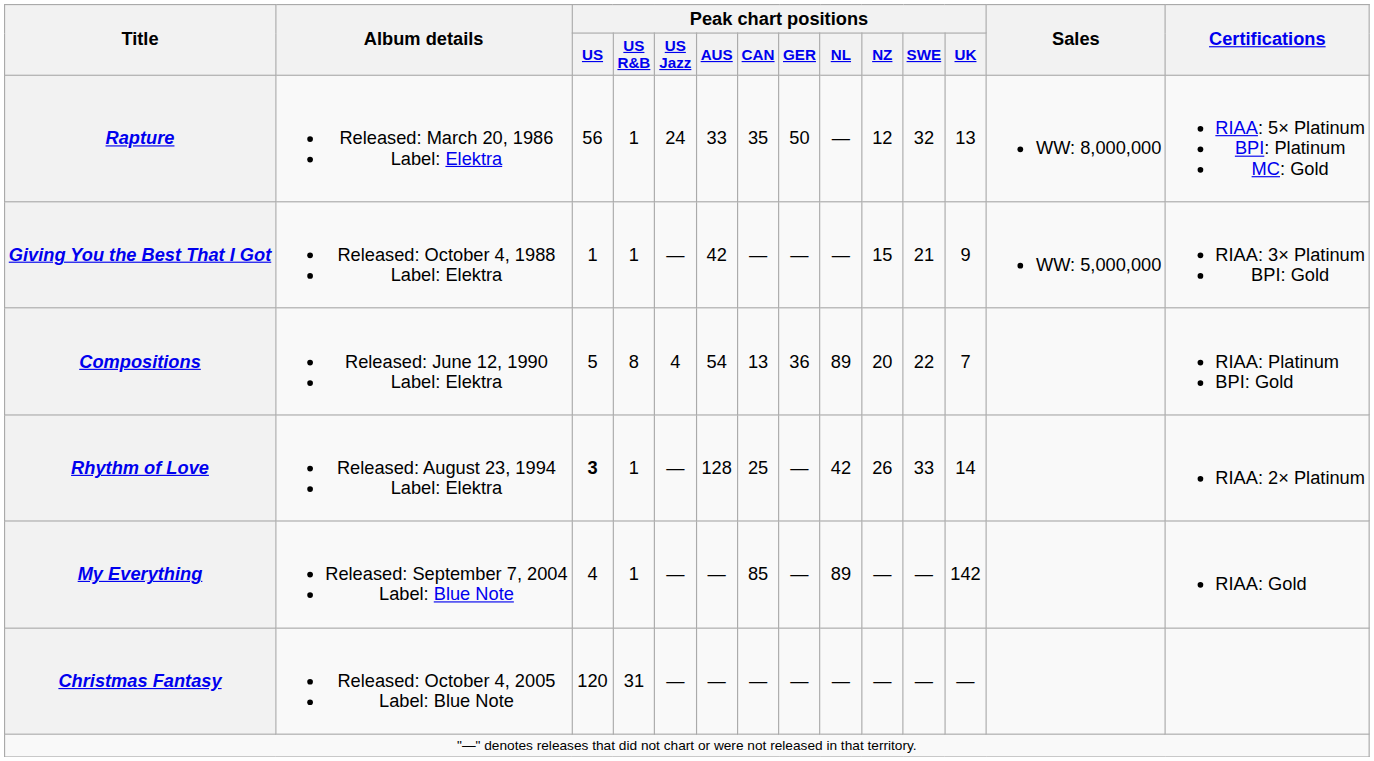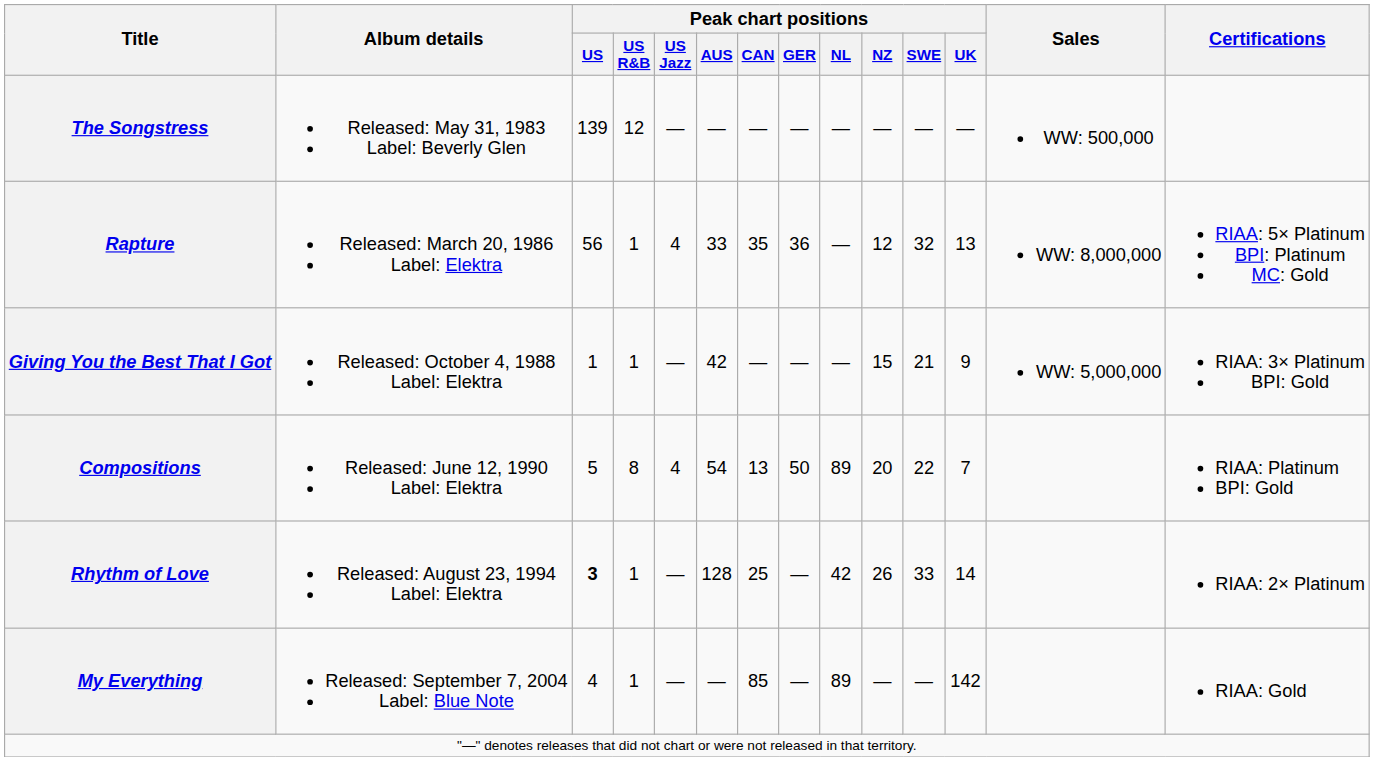+ row: (140, 128)
(675, 138) 24 -> (675, 244) 4
(799, 138) 50 -> (799, 244) 36
(799, 361) 36 -> (799, 467) 50
- row: (140, 680)
